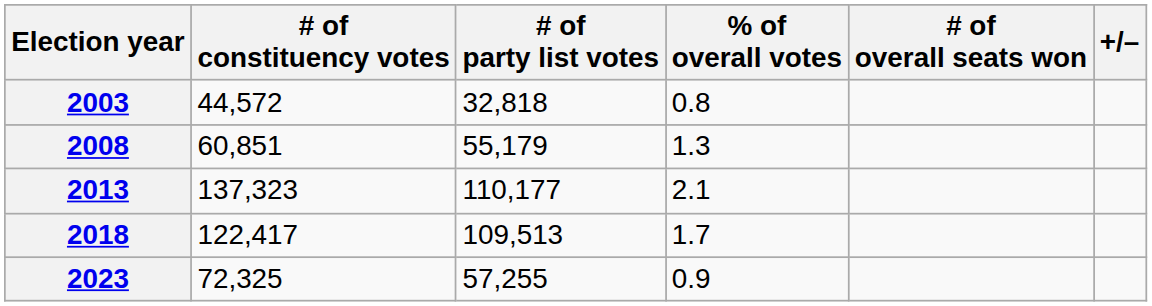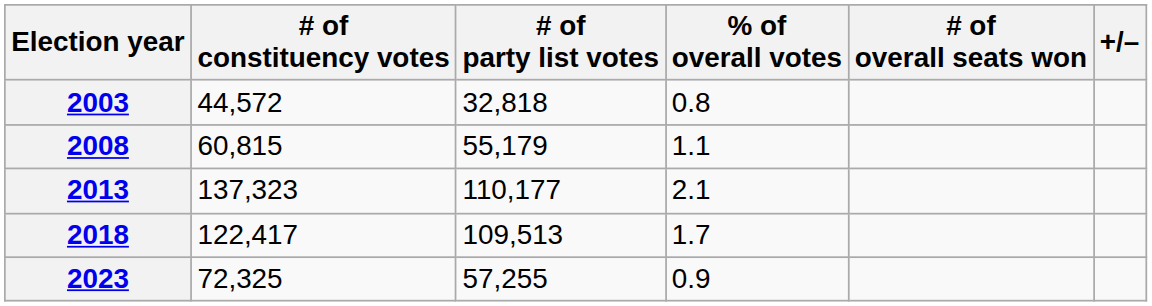(240, 146) 60,851 -> (240, 146) 60,815
(691, 146) 1.3 -> (691, 146) 1.1
